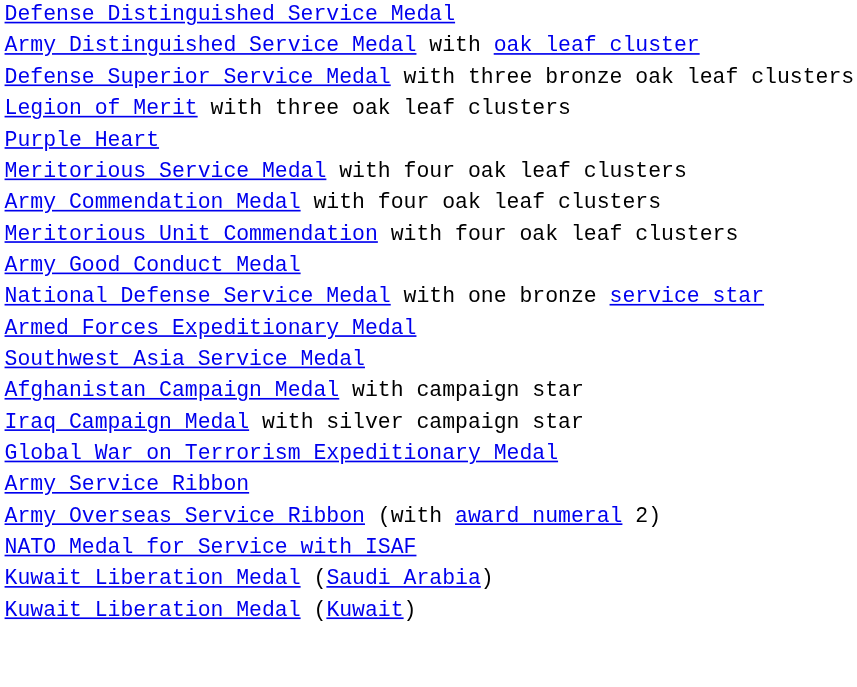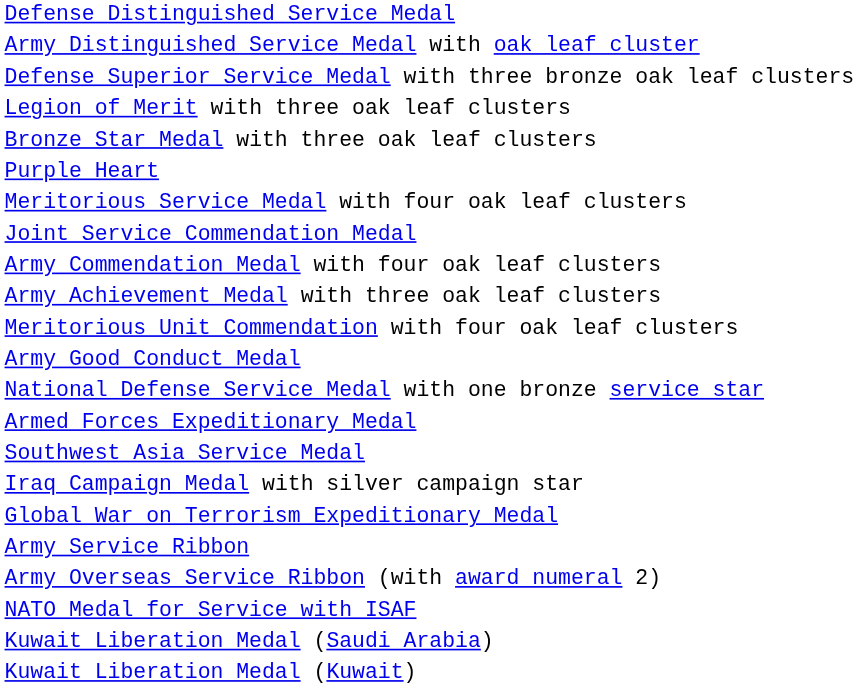+ row: (301, 140)
+ row: (211, 234)
+ row: (333, 296)
- row: (294, 391)
